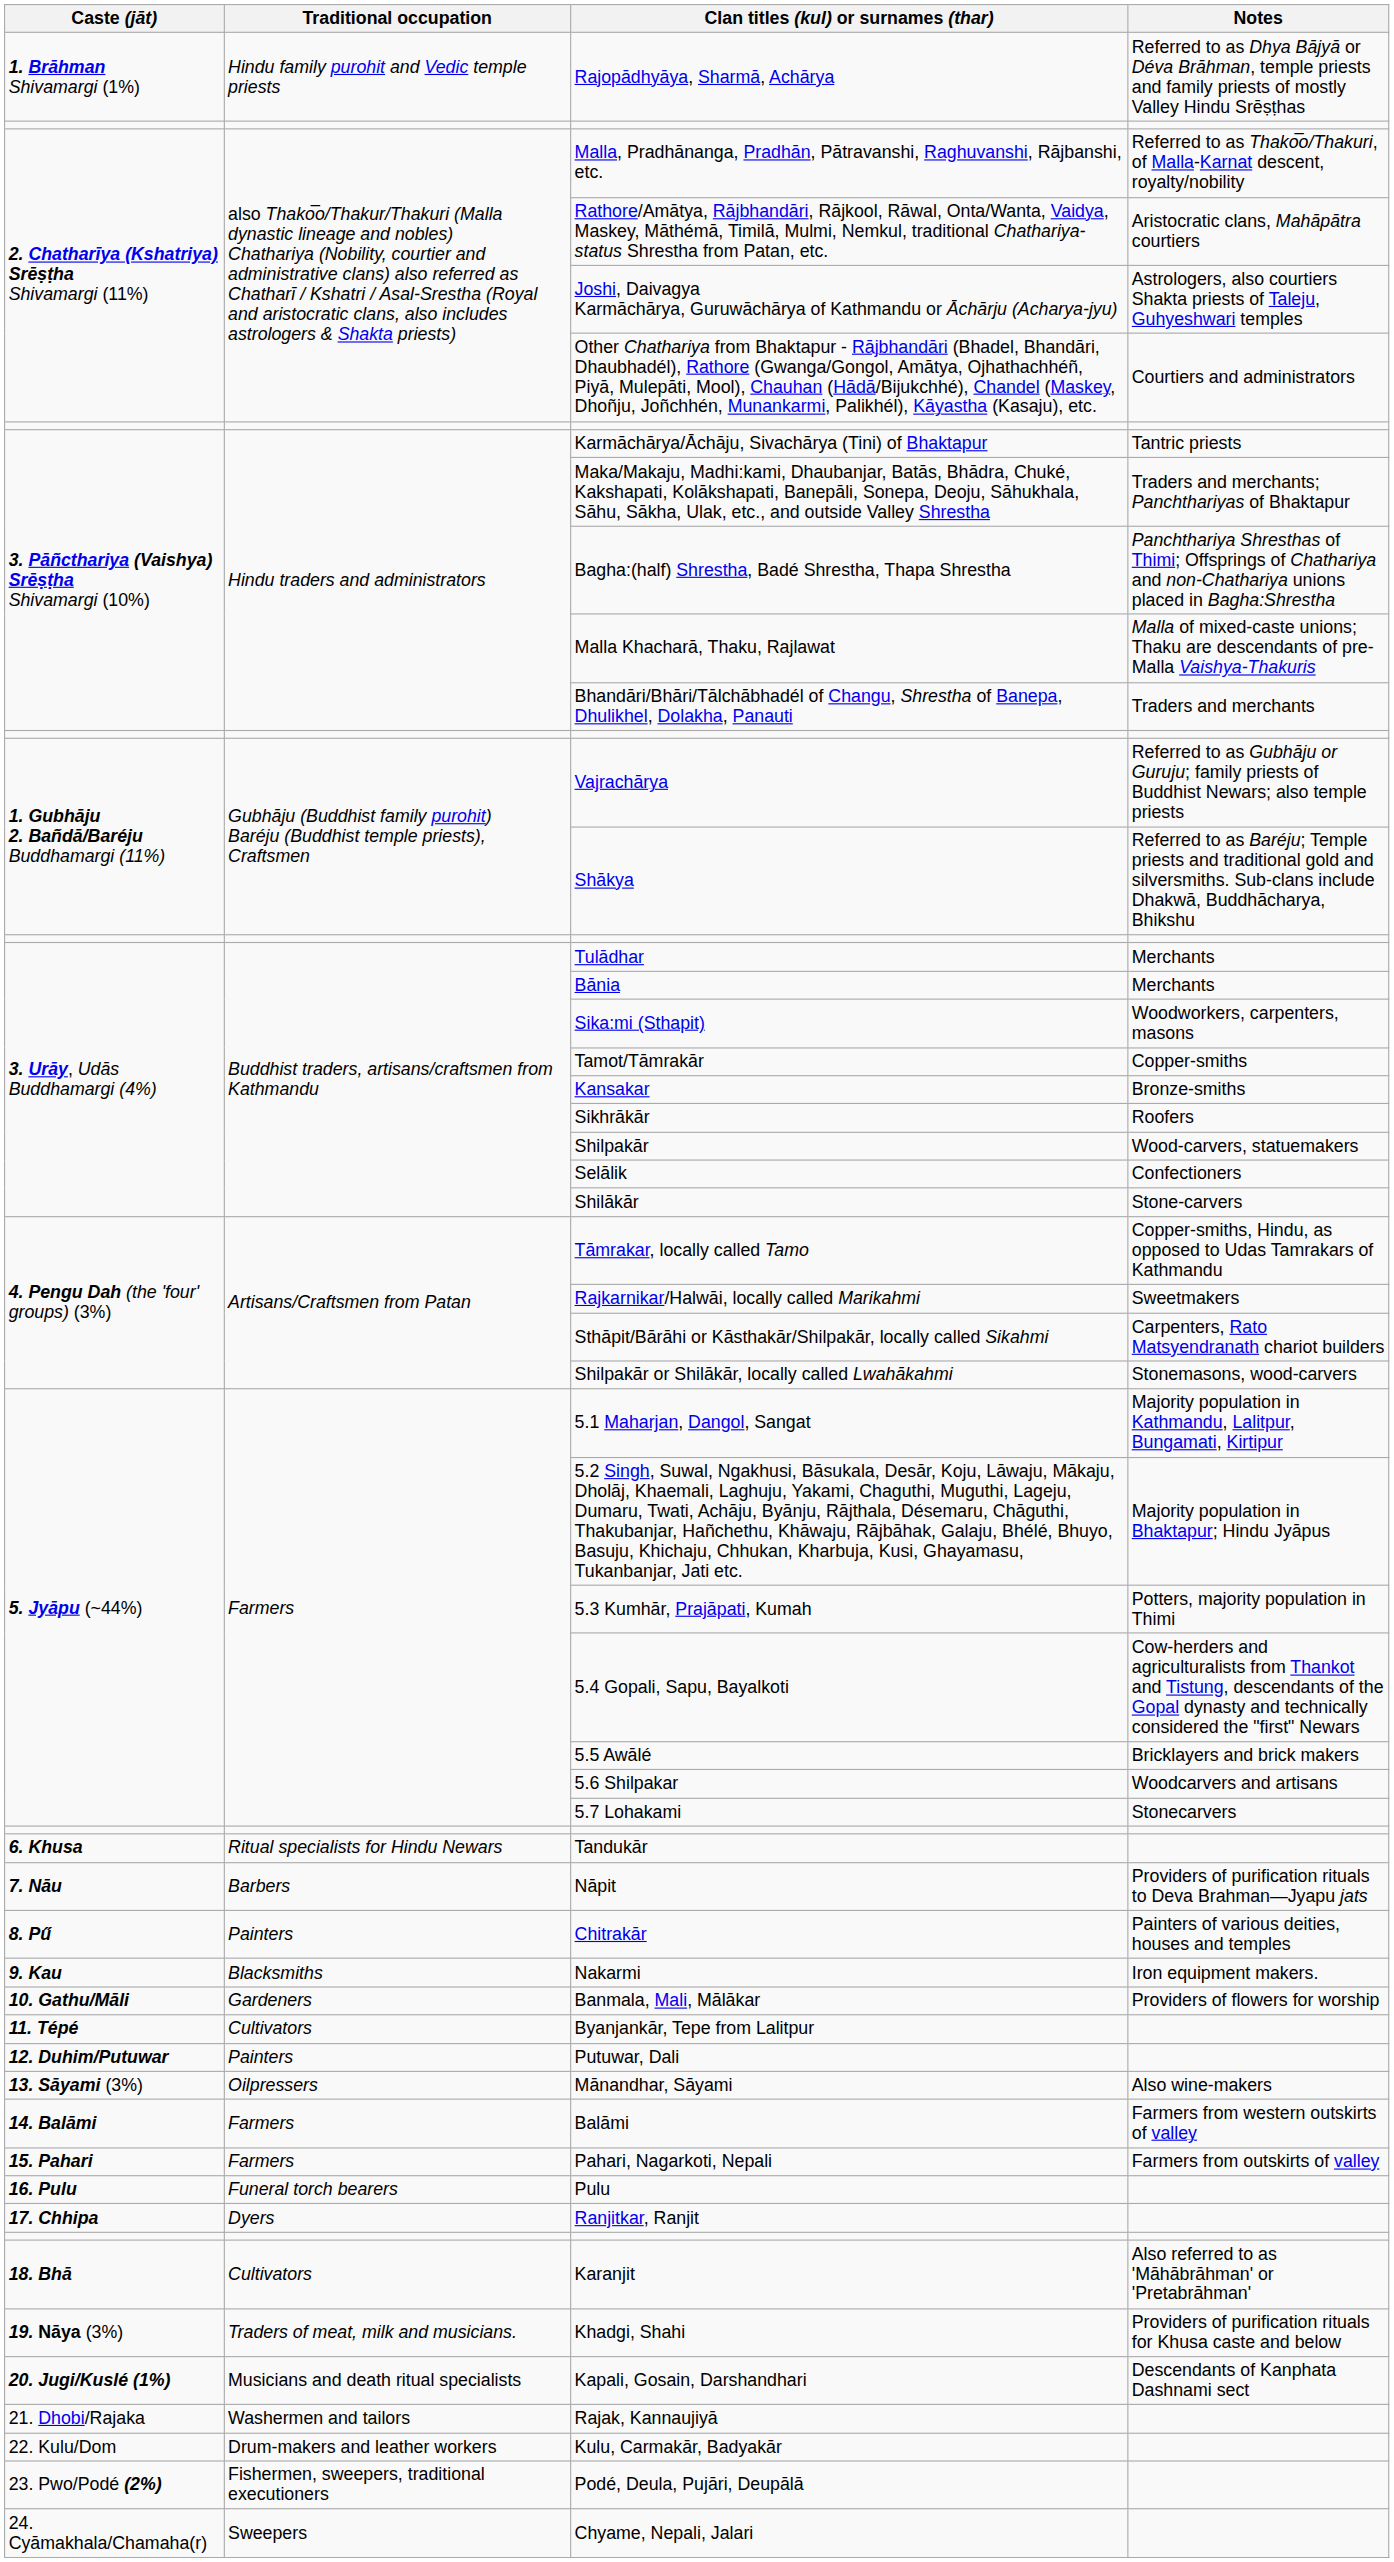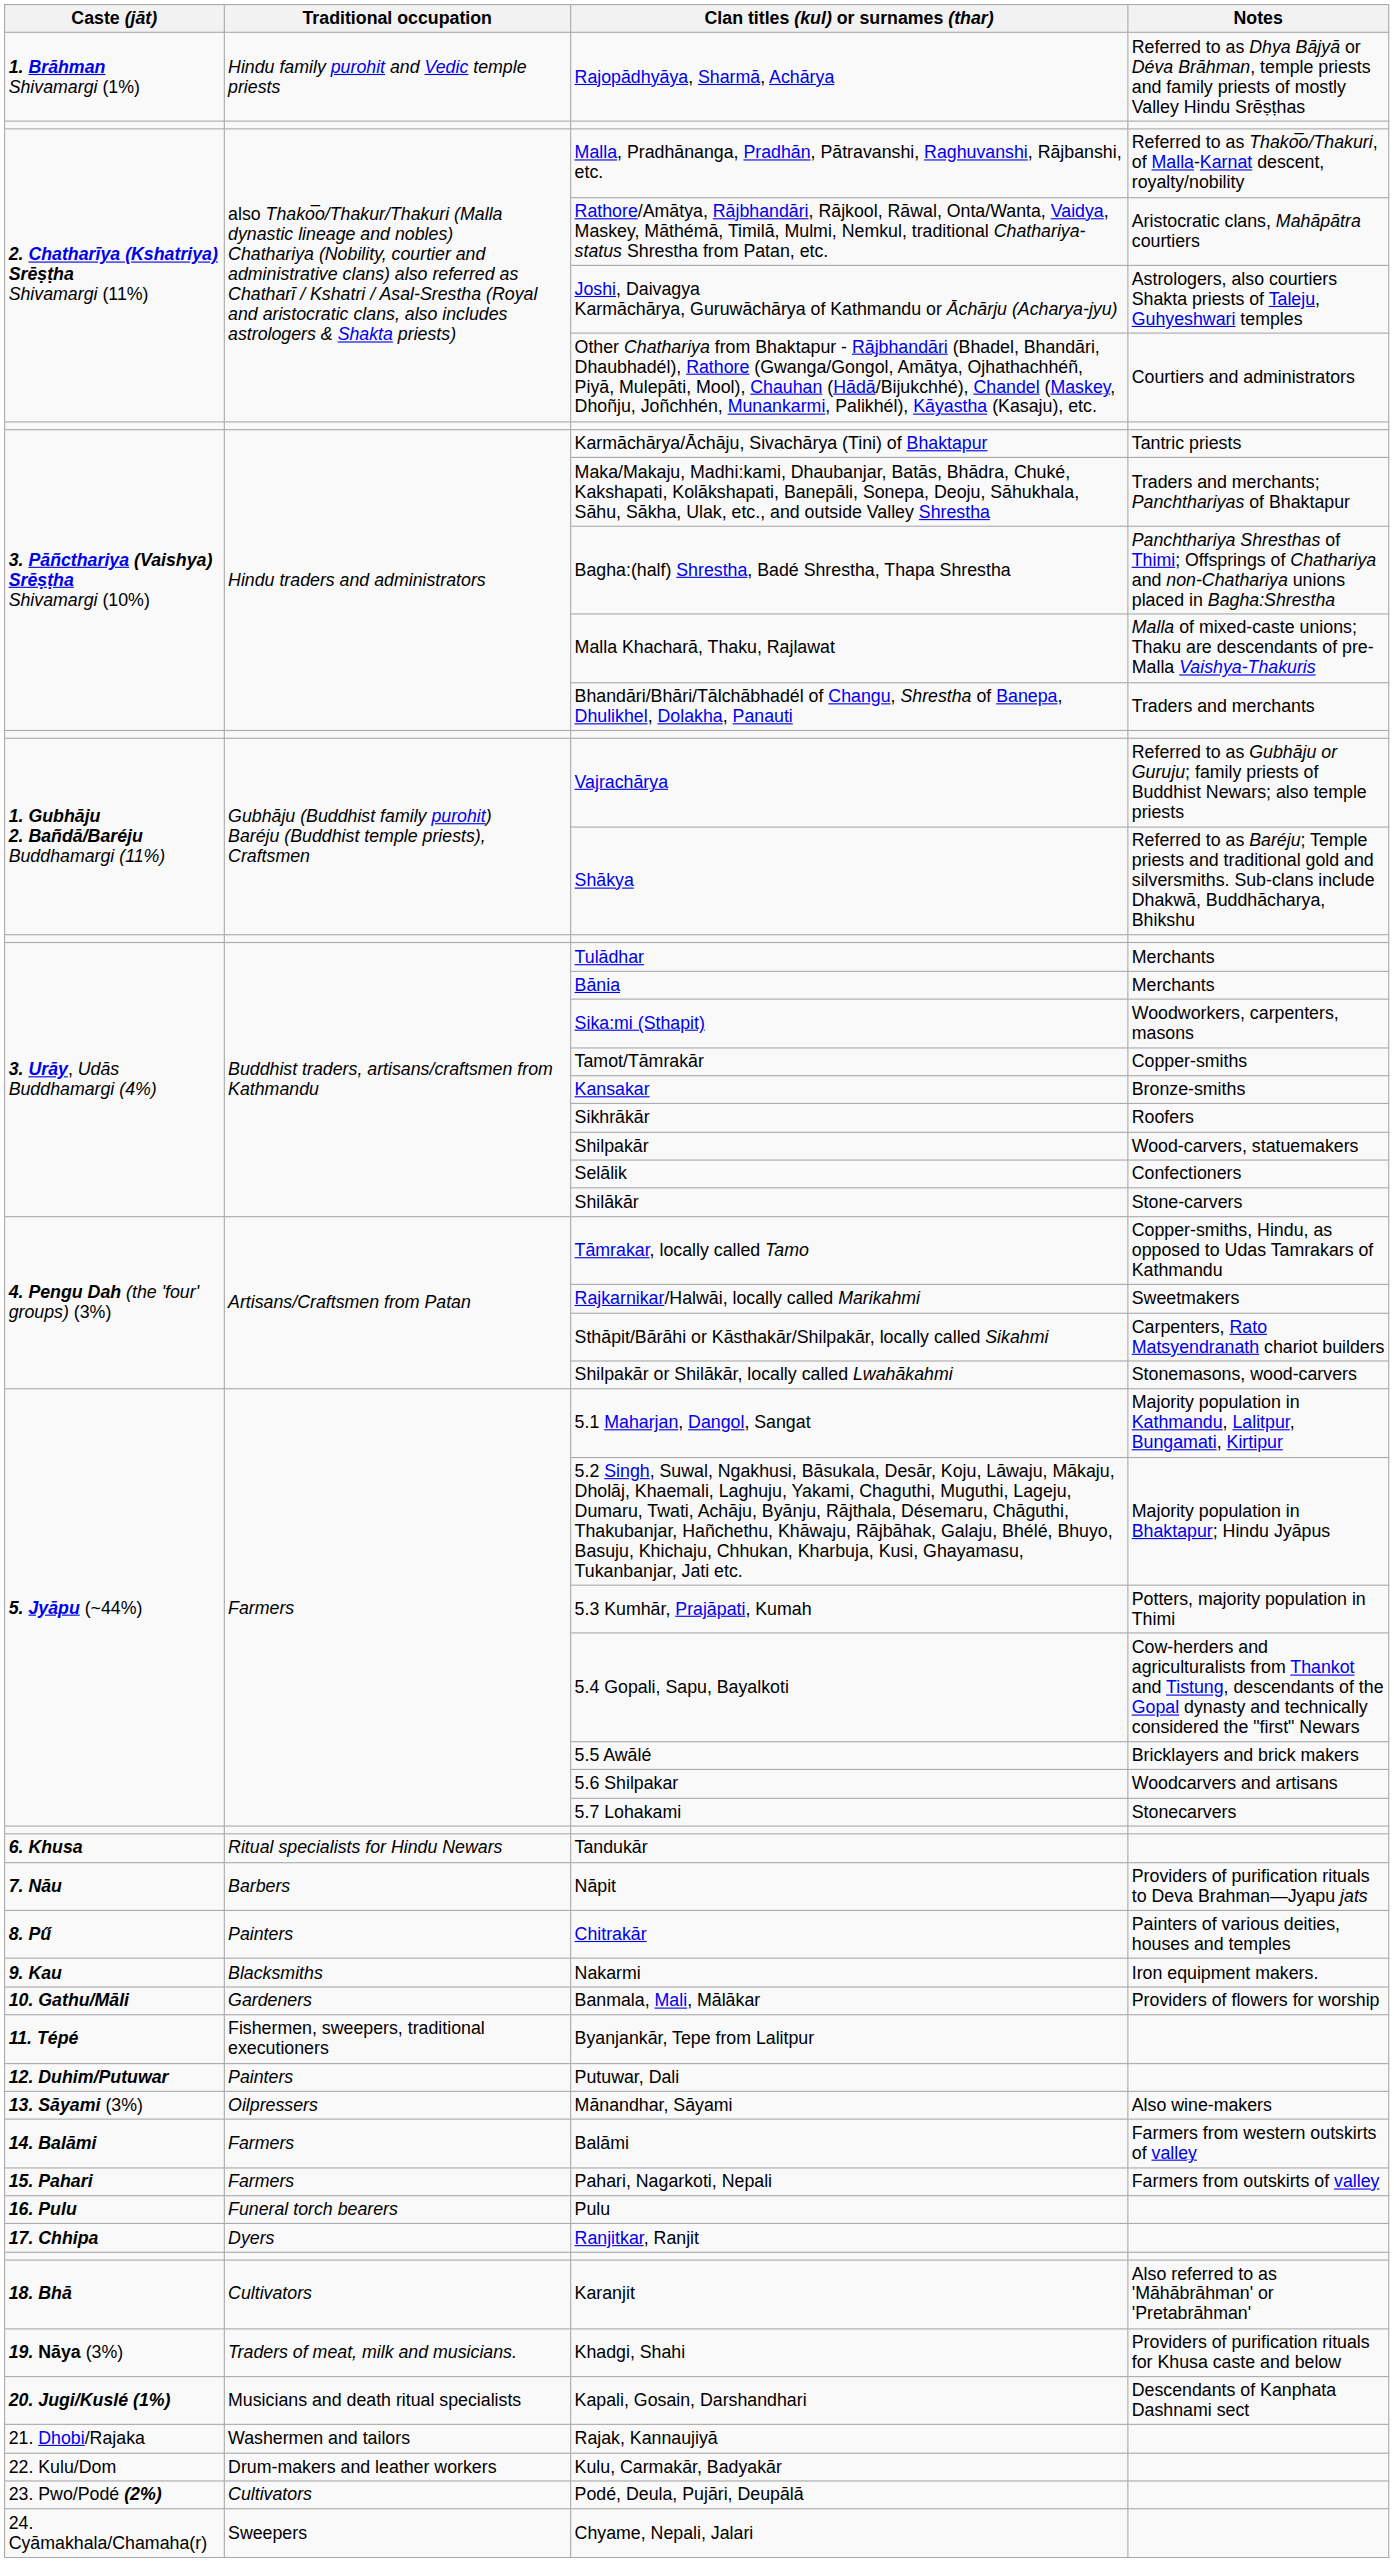(270, 2028) Cultivators -> (356, 2038) Fishermen, sweepers, traditional executioners
(356, 2485) Fishermen, sweepers, traditional executioners -> (270, 2494) Cultivators
